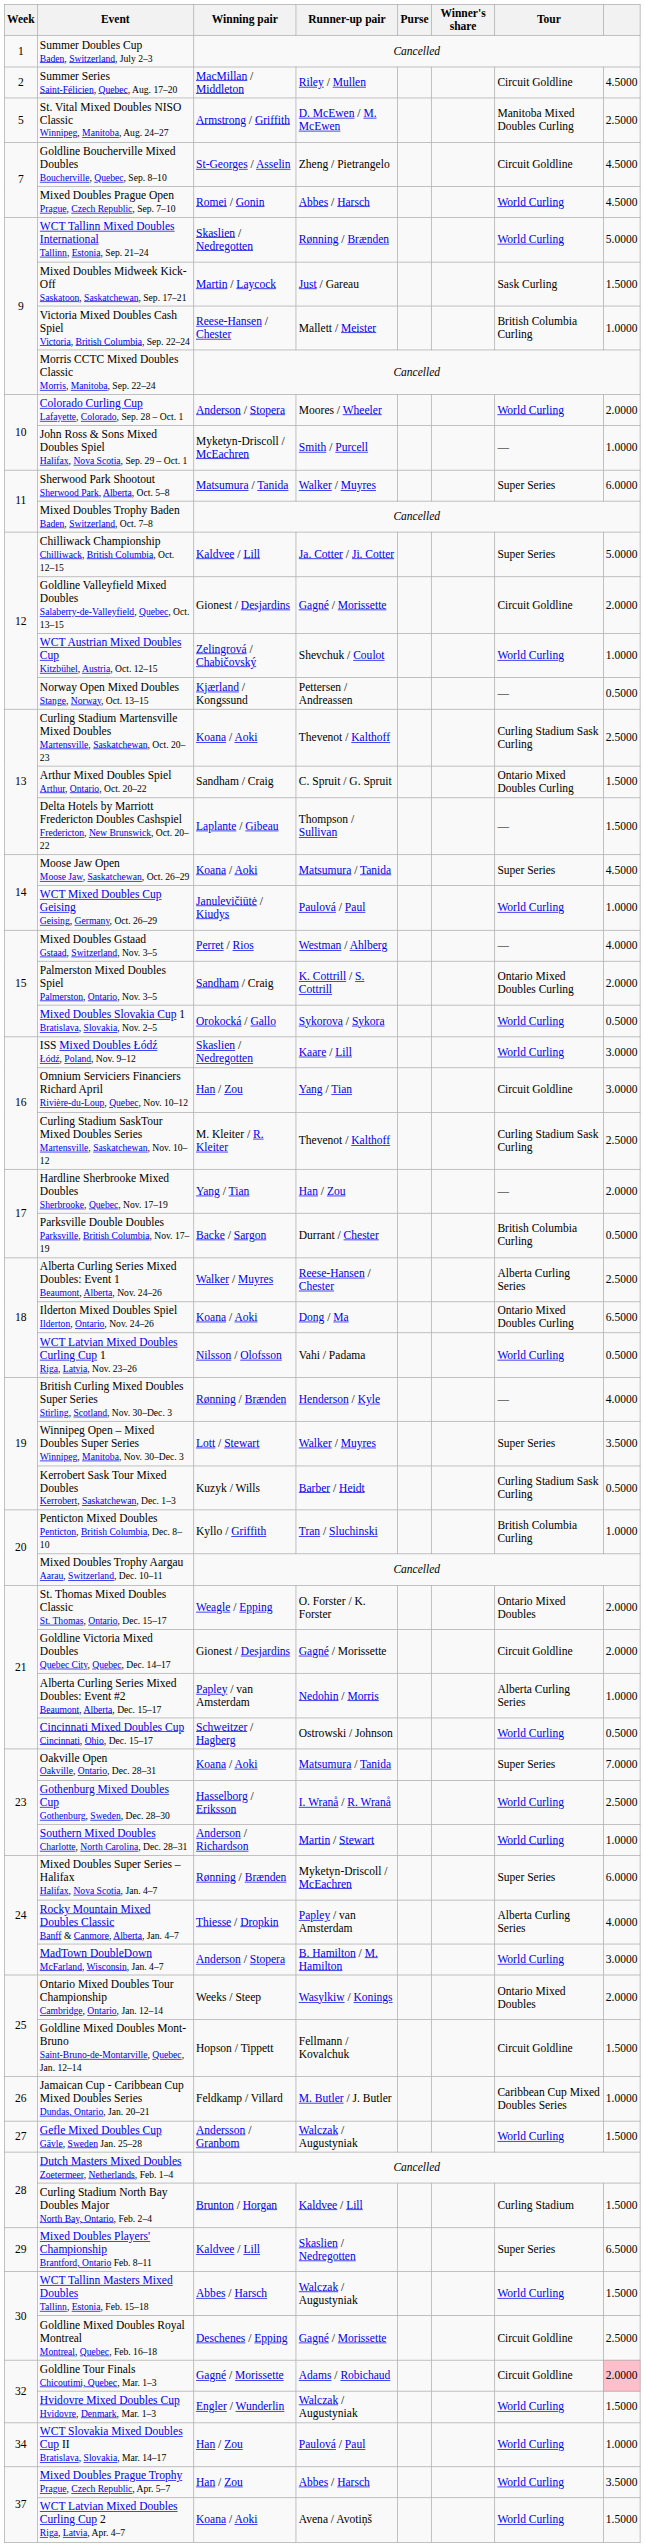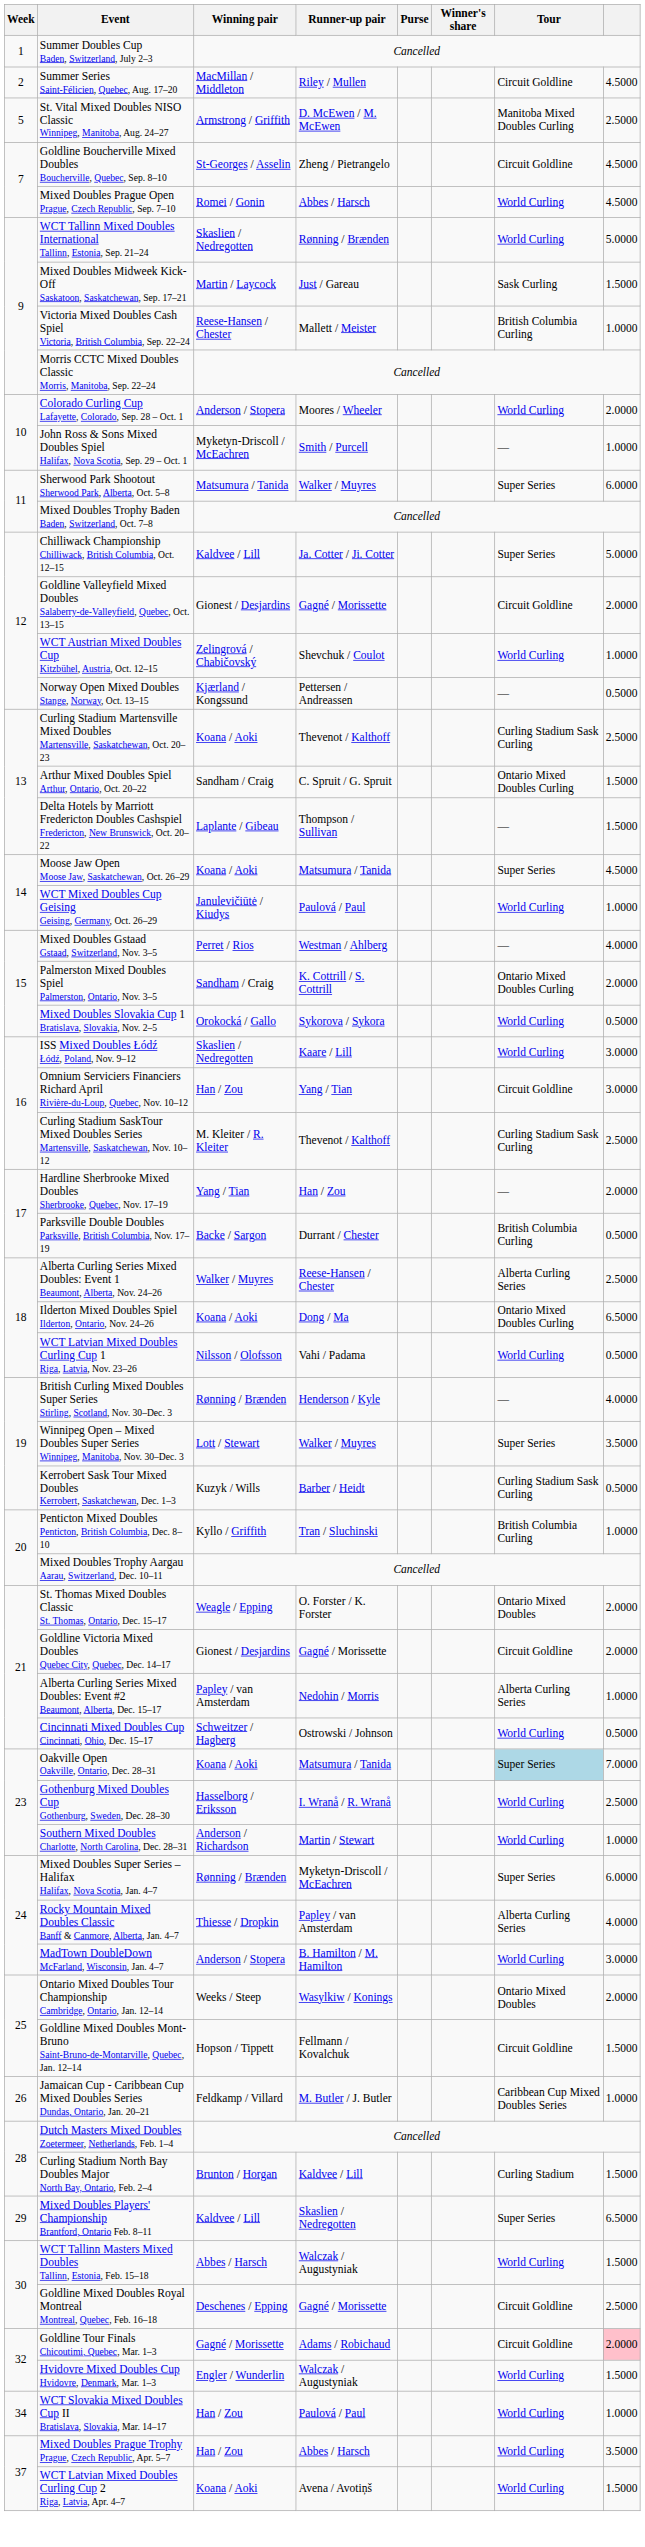(526, 1764) no background -> (526, 1764) lightblue background
- row: (101, 2136)
